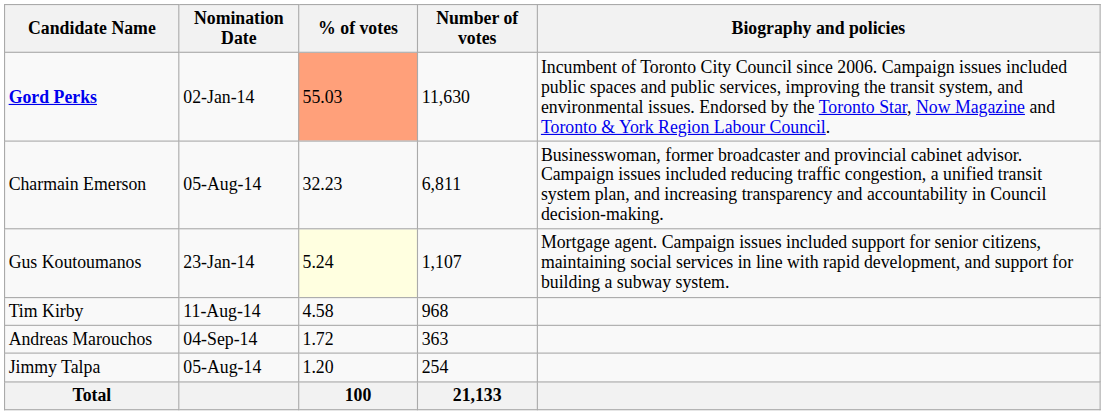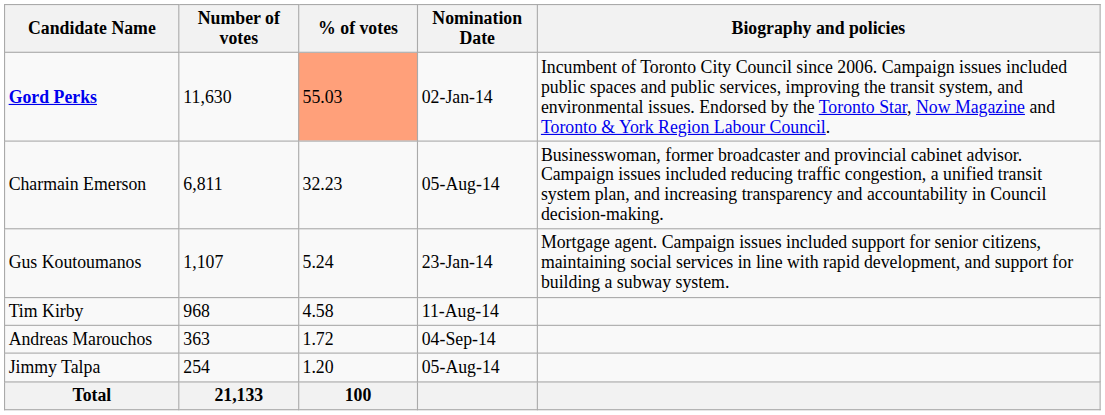columns swapped: (477, 28) <-> (239, 28)
(318, 262) lightyellow background -> (318, 262) no background
